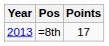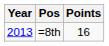(84, 31) 17 -> (84, 31) 16
